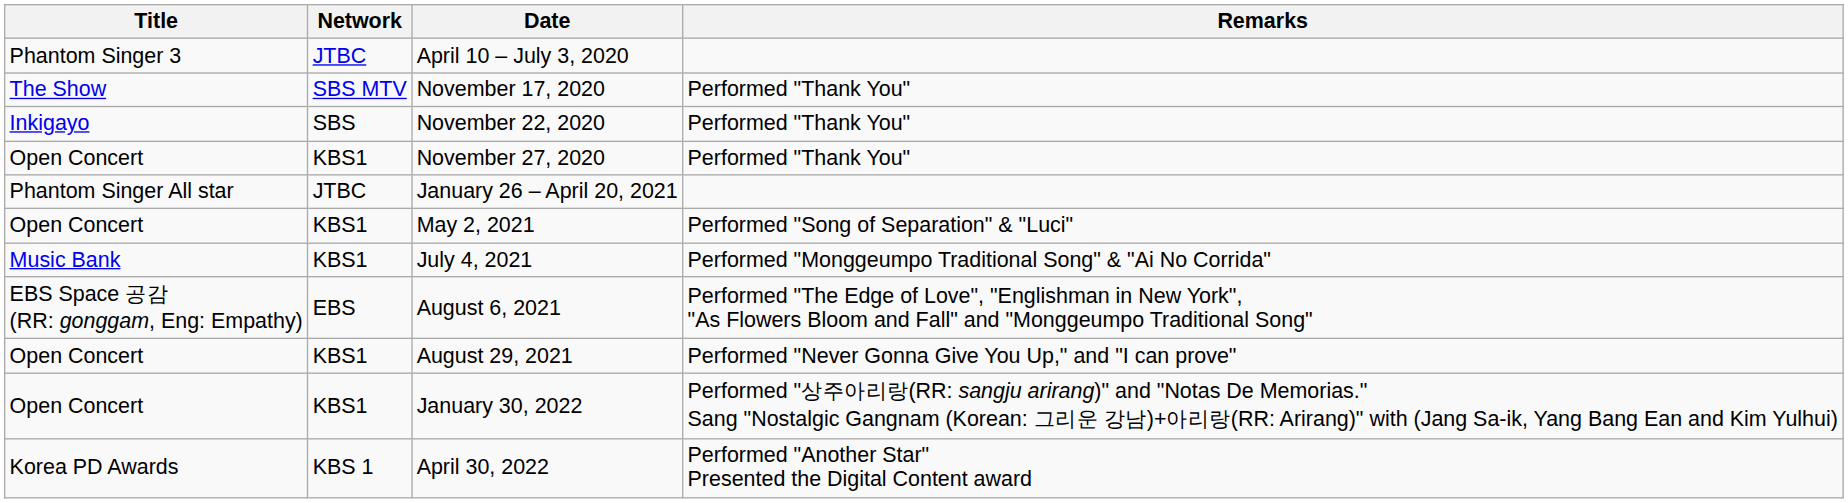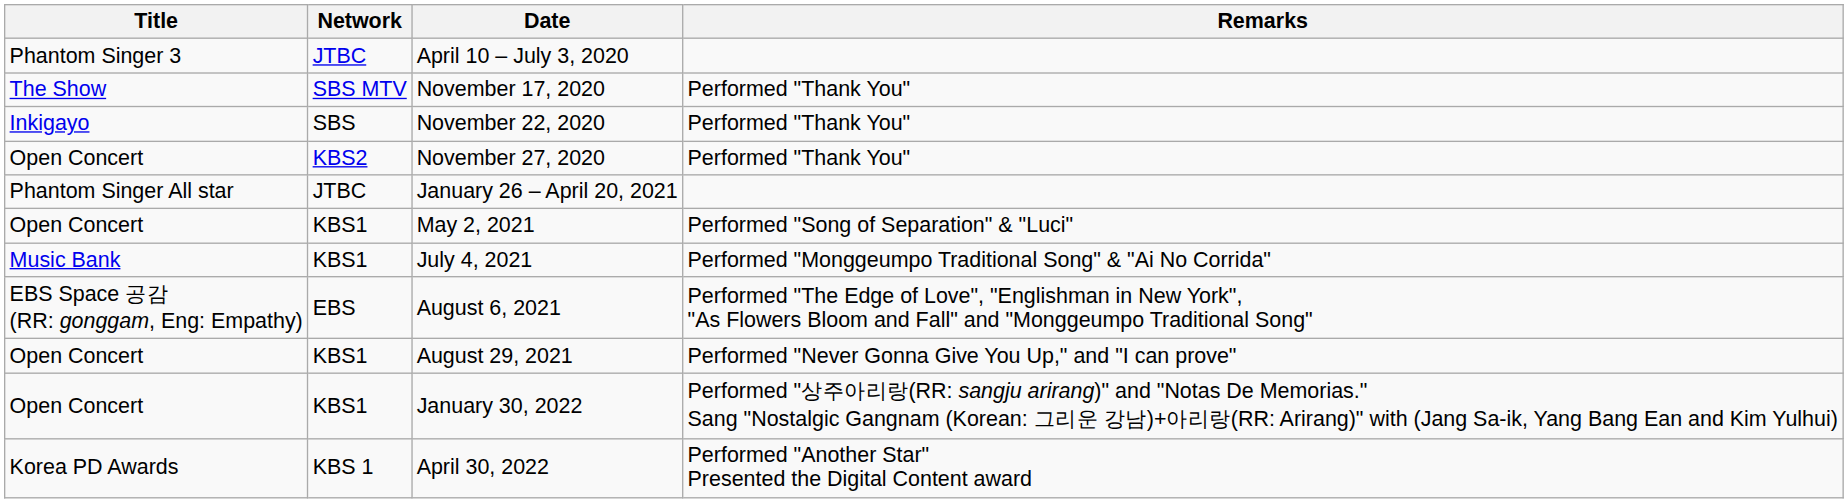(340, 157) KBS1 -> (340, 157) KBS2
